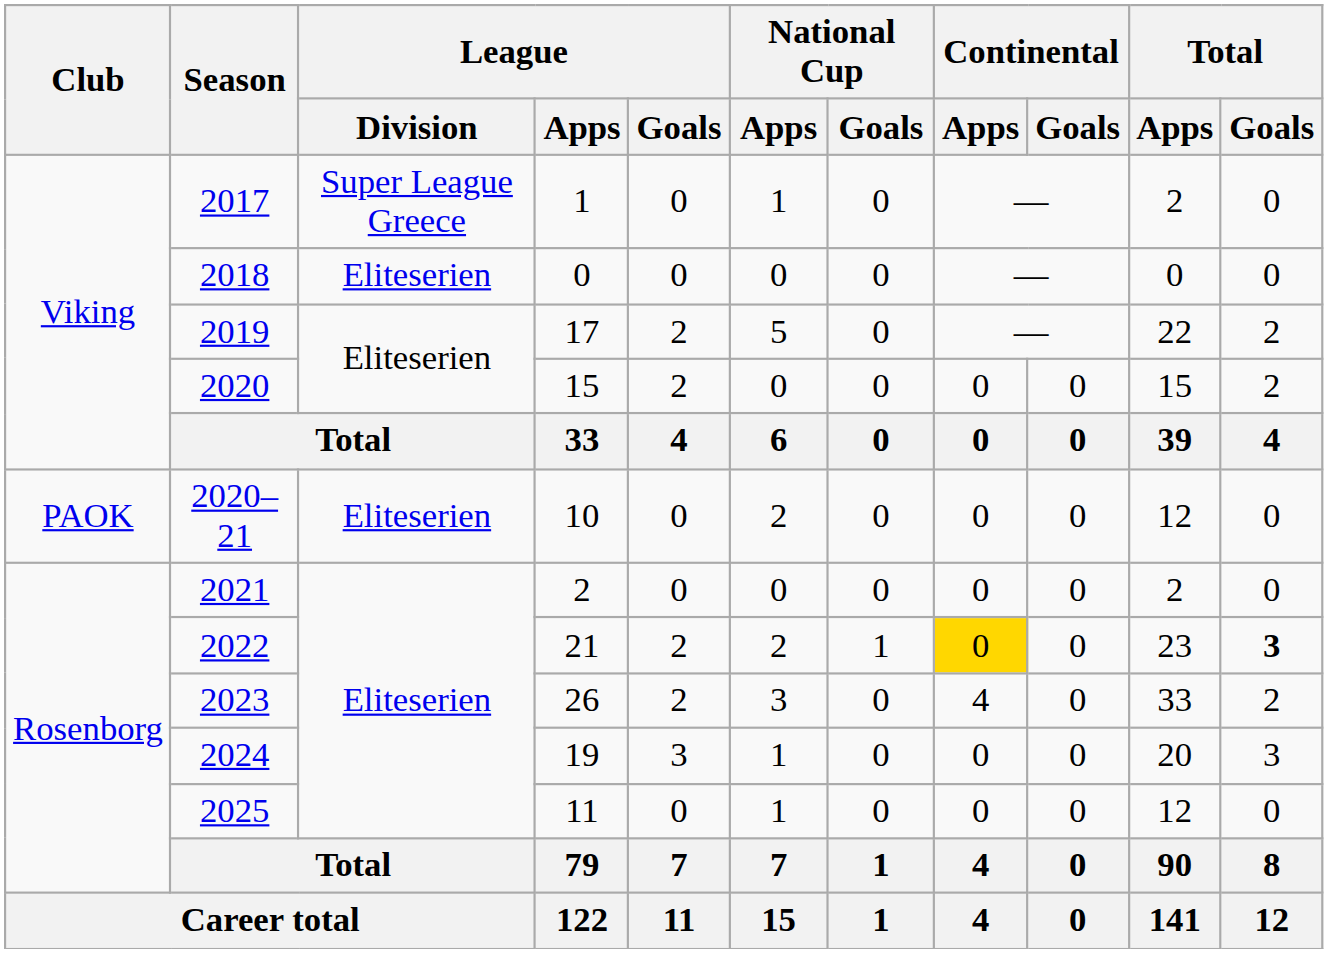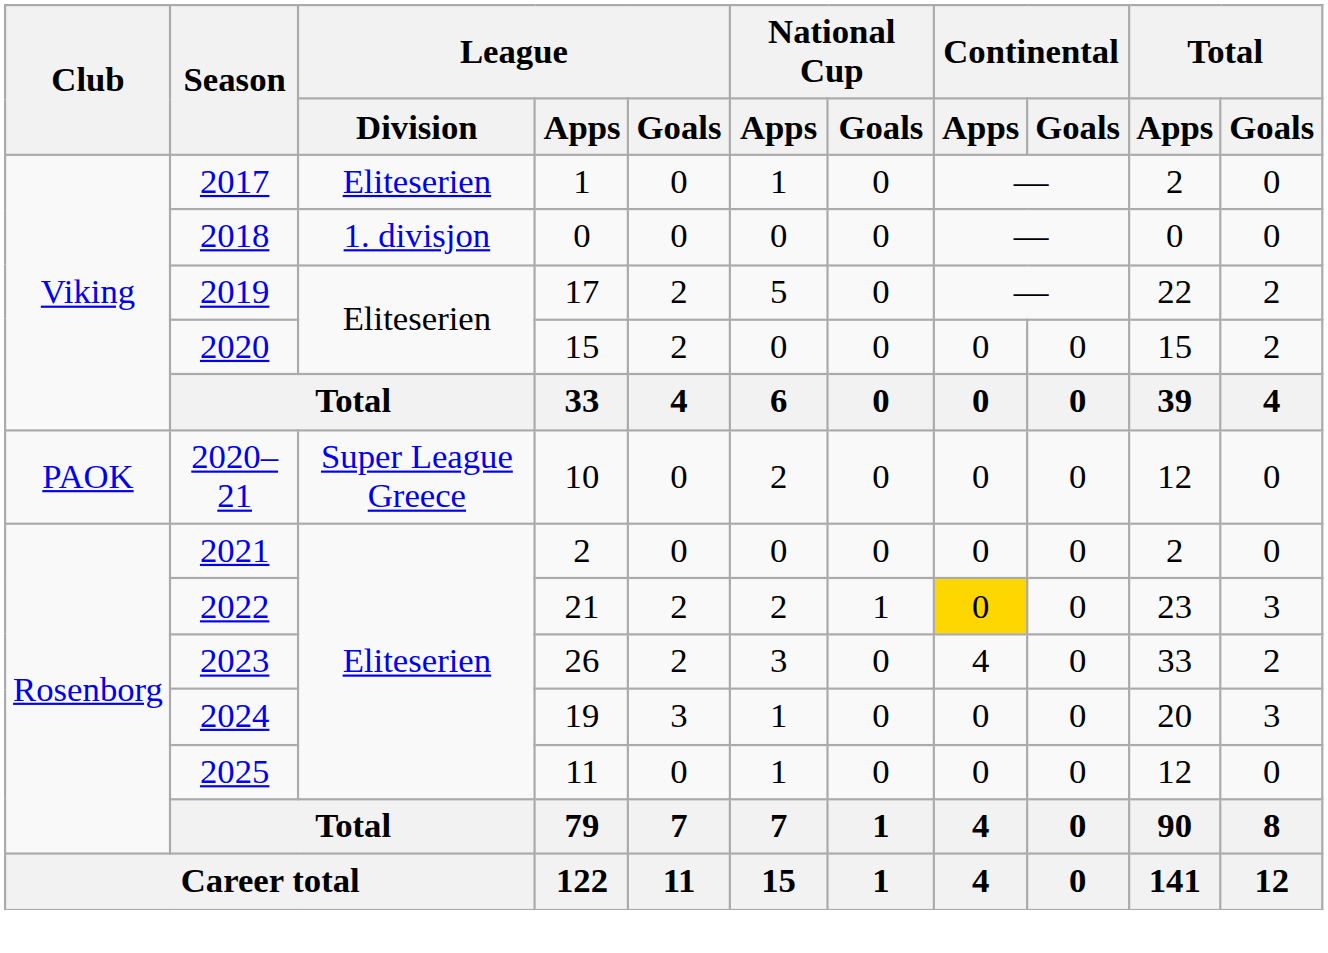(417, 200) Super League Greece -> (417, 181) Eliteserien
(417, 275) Eliteserien -> (417, 236) 1. divisjon
(417, 515) Eliteserien -> (417, 476) Super League Greece
(1272, 644) bold -> (1272, 605) normal
